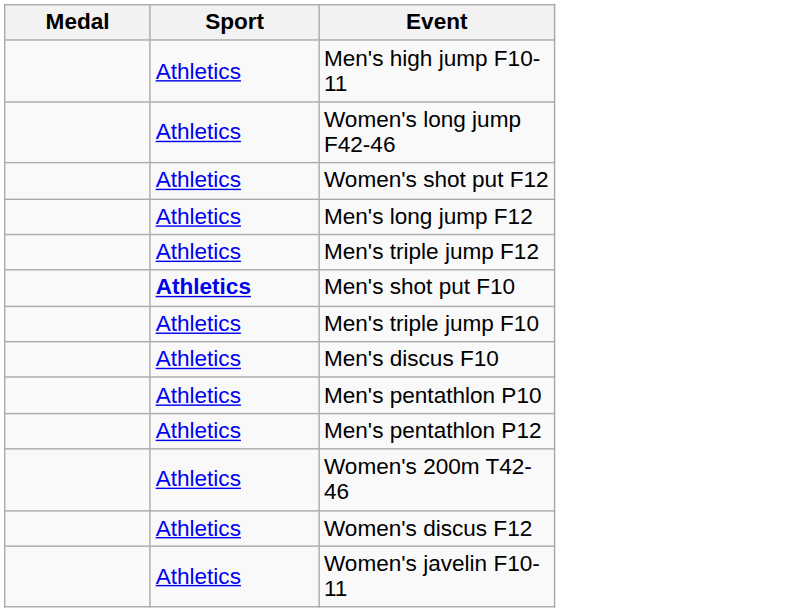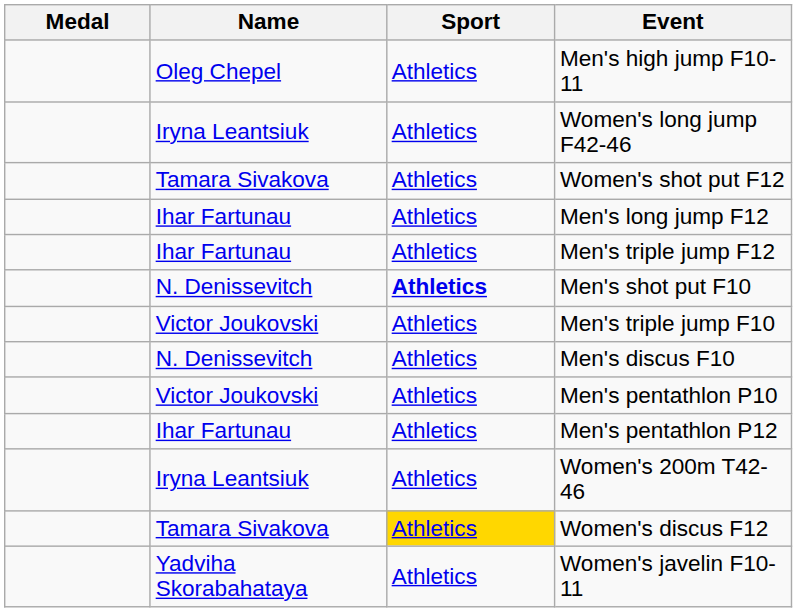+ column: (268, 22)
(198, 527) no background -> (434, 527) gold background
